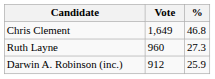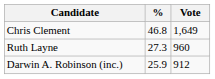columns swapped: (165, 13) <-> (197, 13)
